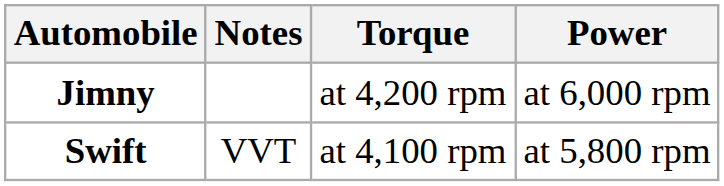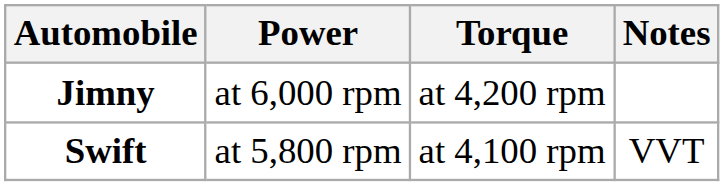columns swapped: (617, 33) <-> (259, 33)
